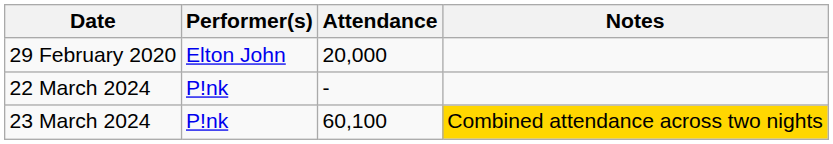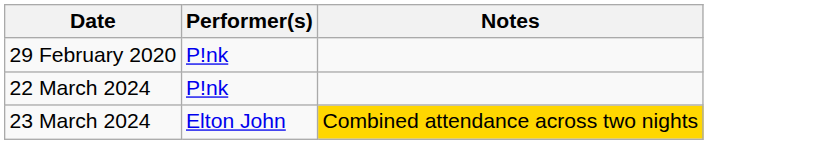- column: (380, 21)
(236, 54) Elton John -> (207, 54) P!nk
(207, 121) P!nk -> (236, 121) Elton John
